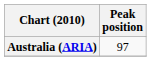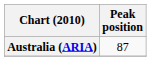(123, 46) 97 -> (123, 46) 87
